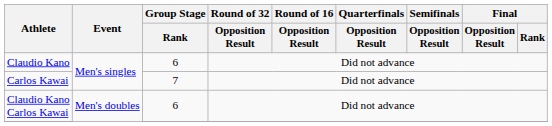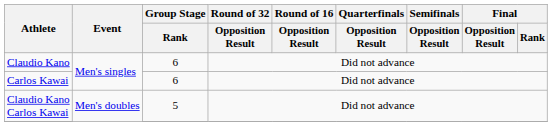(175, 81) 7 -> (175, 81) 6
(175, 106) 6 -> (175, 106) 5
